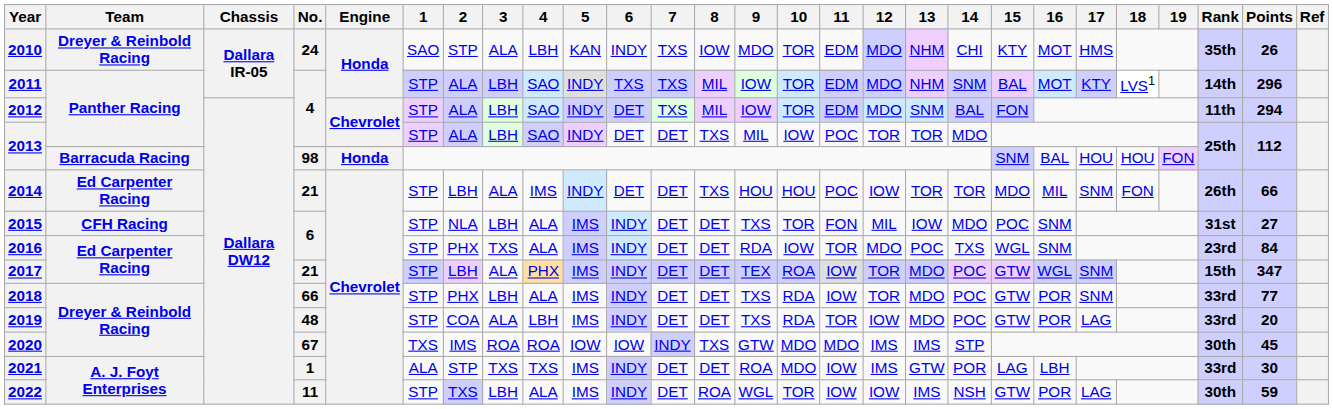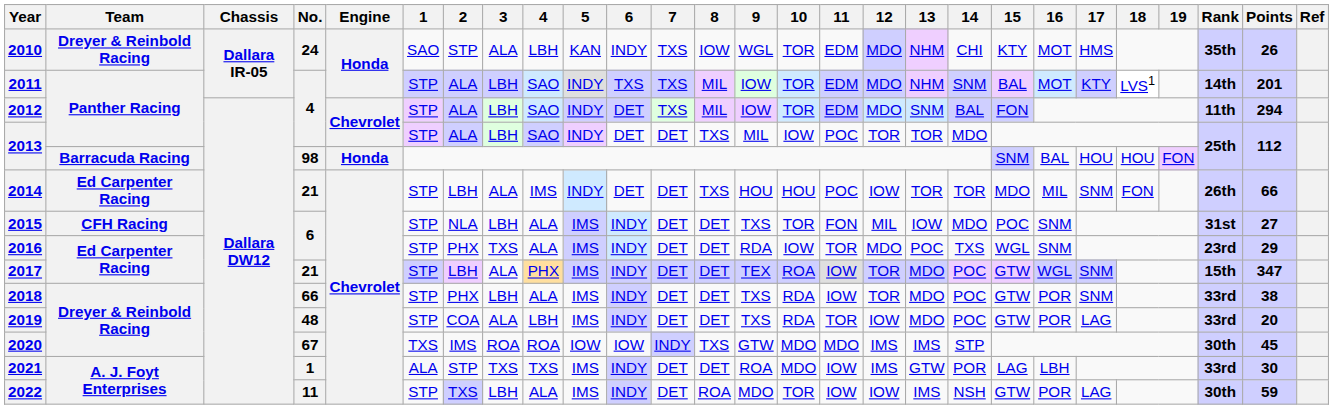(756, 50) MDO -> (756, 50) WGL
(1269, 84) 296 -> (1269, 84) 201
(1269, 248) 84 -> (1269, 248) 29
(1269, 296) 77 -> (1269, 296) 38
(756, 393) WGL -> (756, 393) MDO
